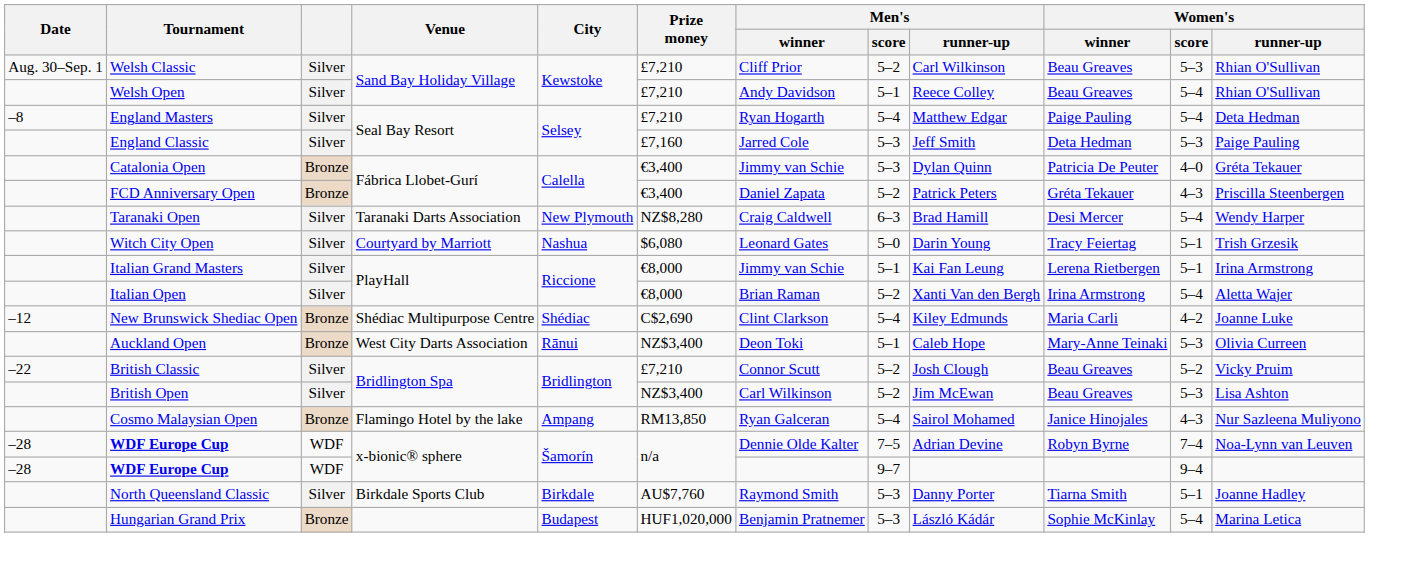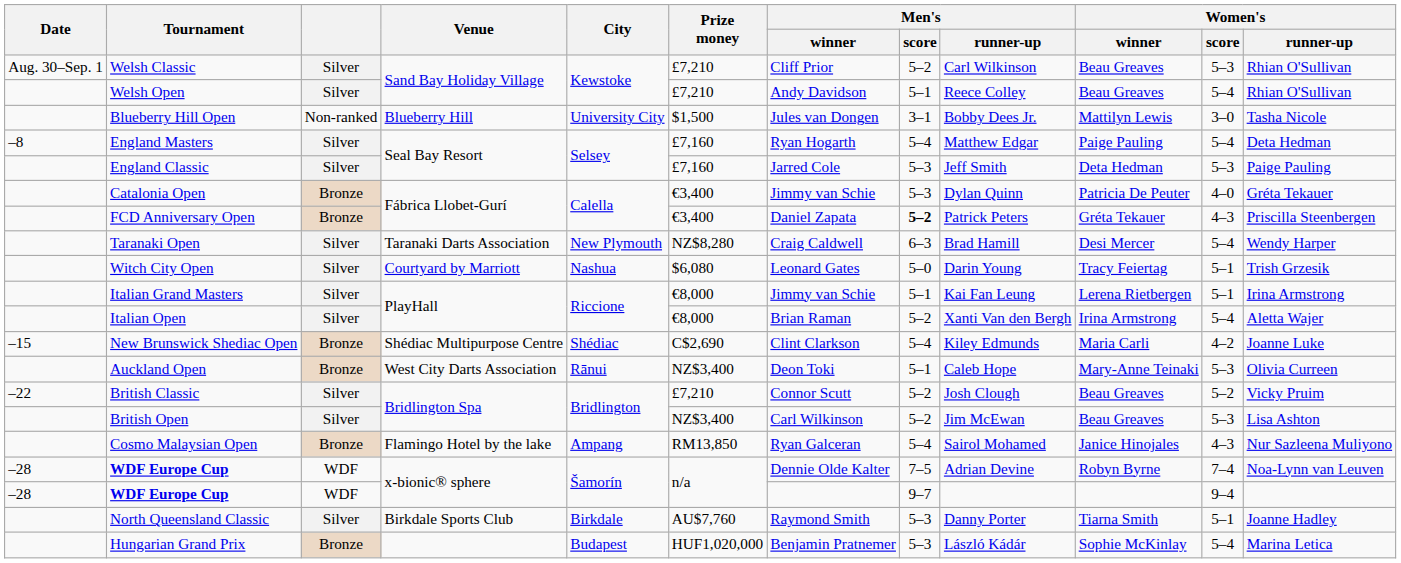+ row: (173, 117)
(661, 117) £7,210 -> (693, 142) £7,160
(889, 192) normal -> (920, 217) bold
(20, 318) –12 -> (20, 343) –15
